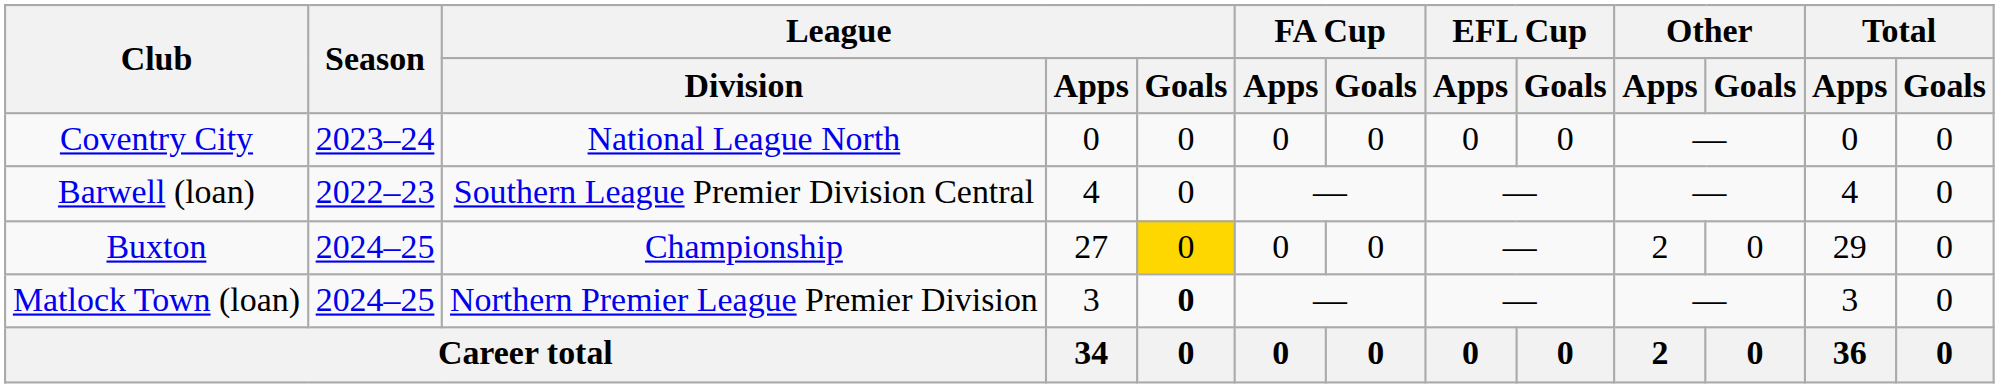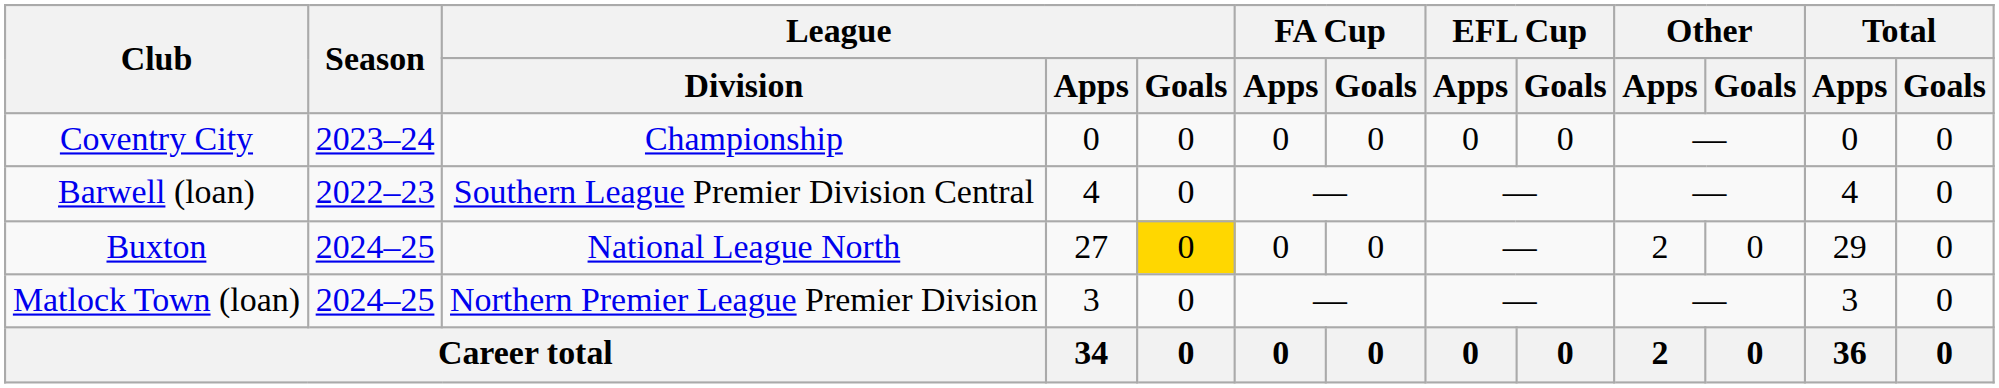(744, 138) National League North -> (744, 138) Championship
(744, 246) Championship -> (744, 246) National League North
(1186, 300) bold -> (1186, 300) normal
